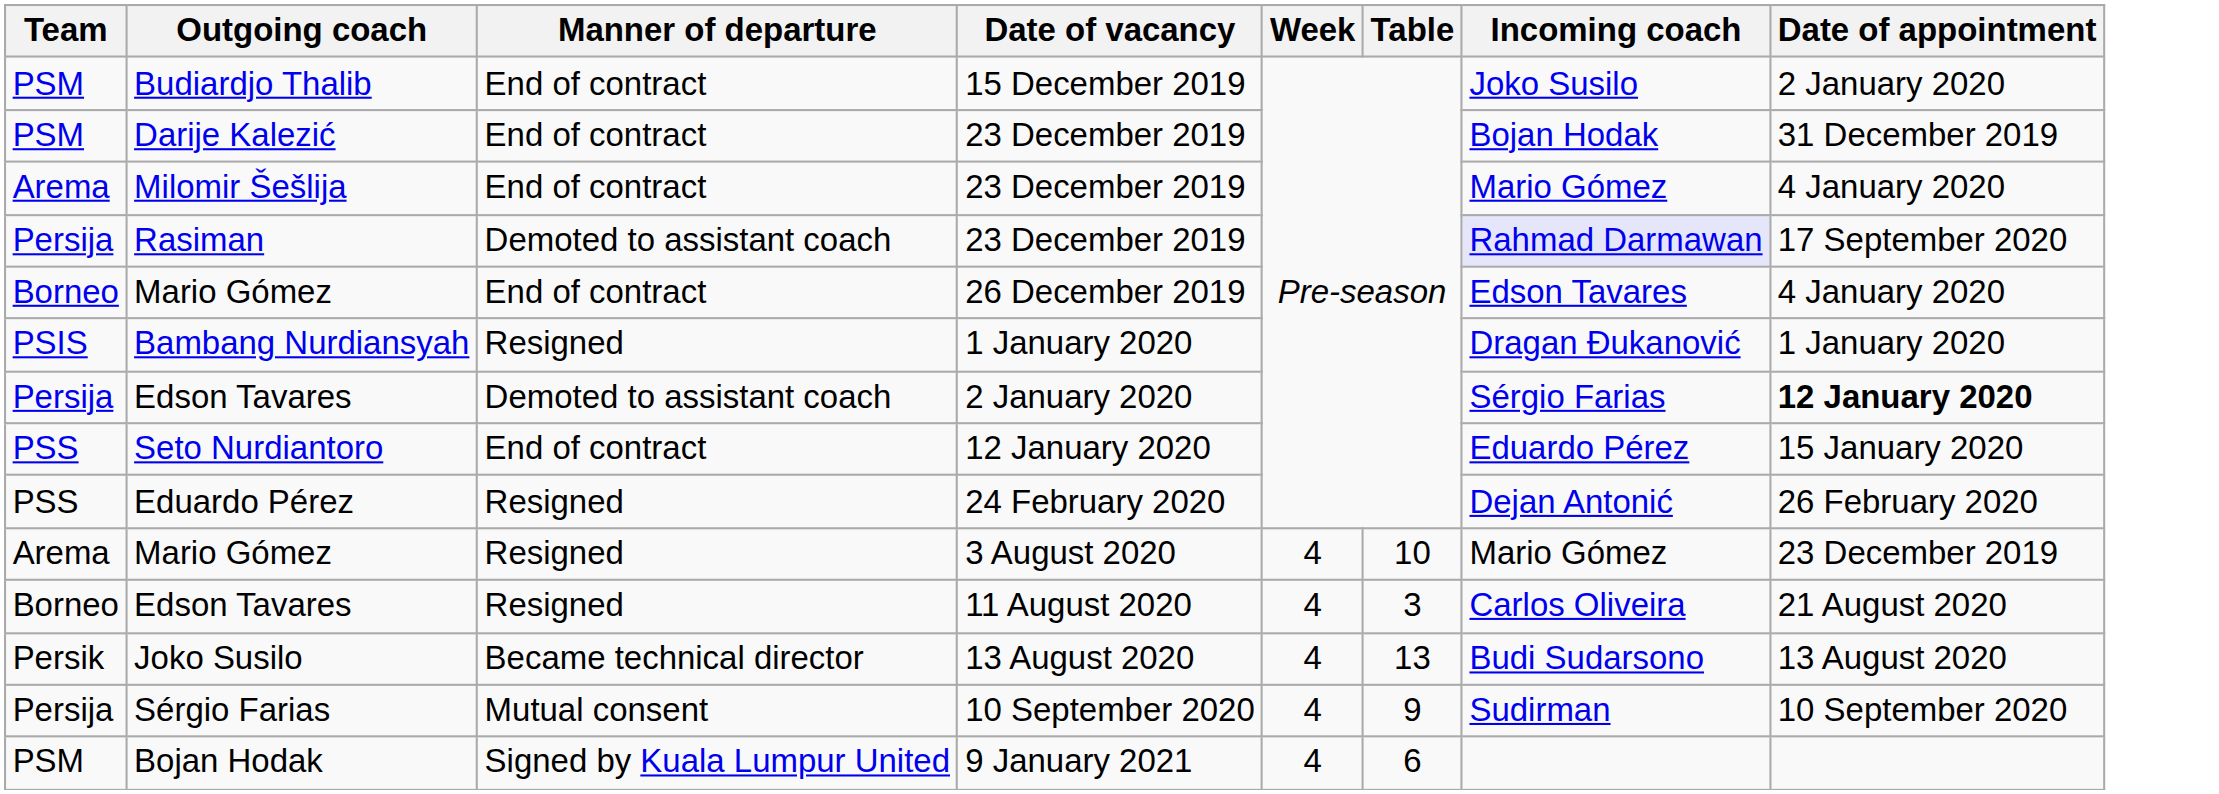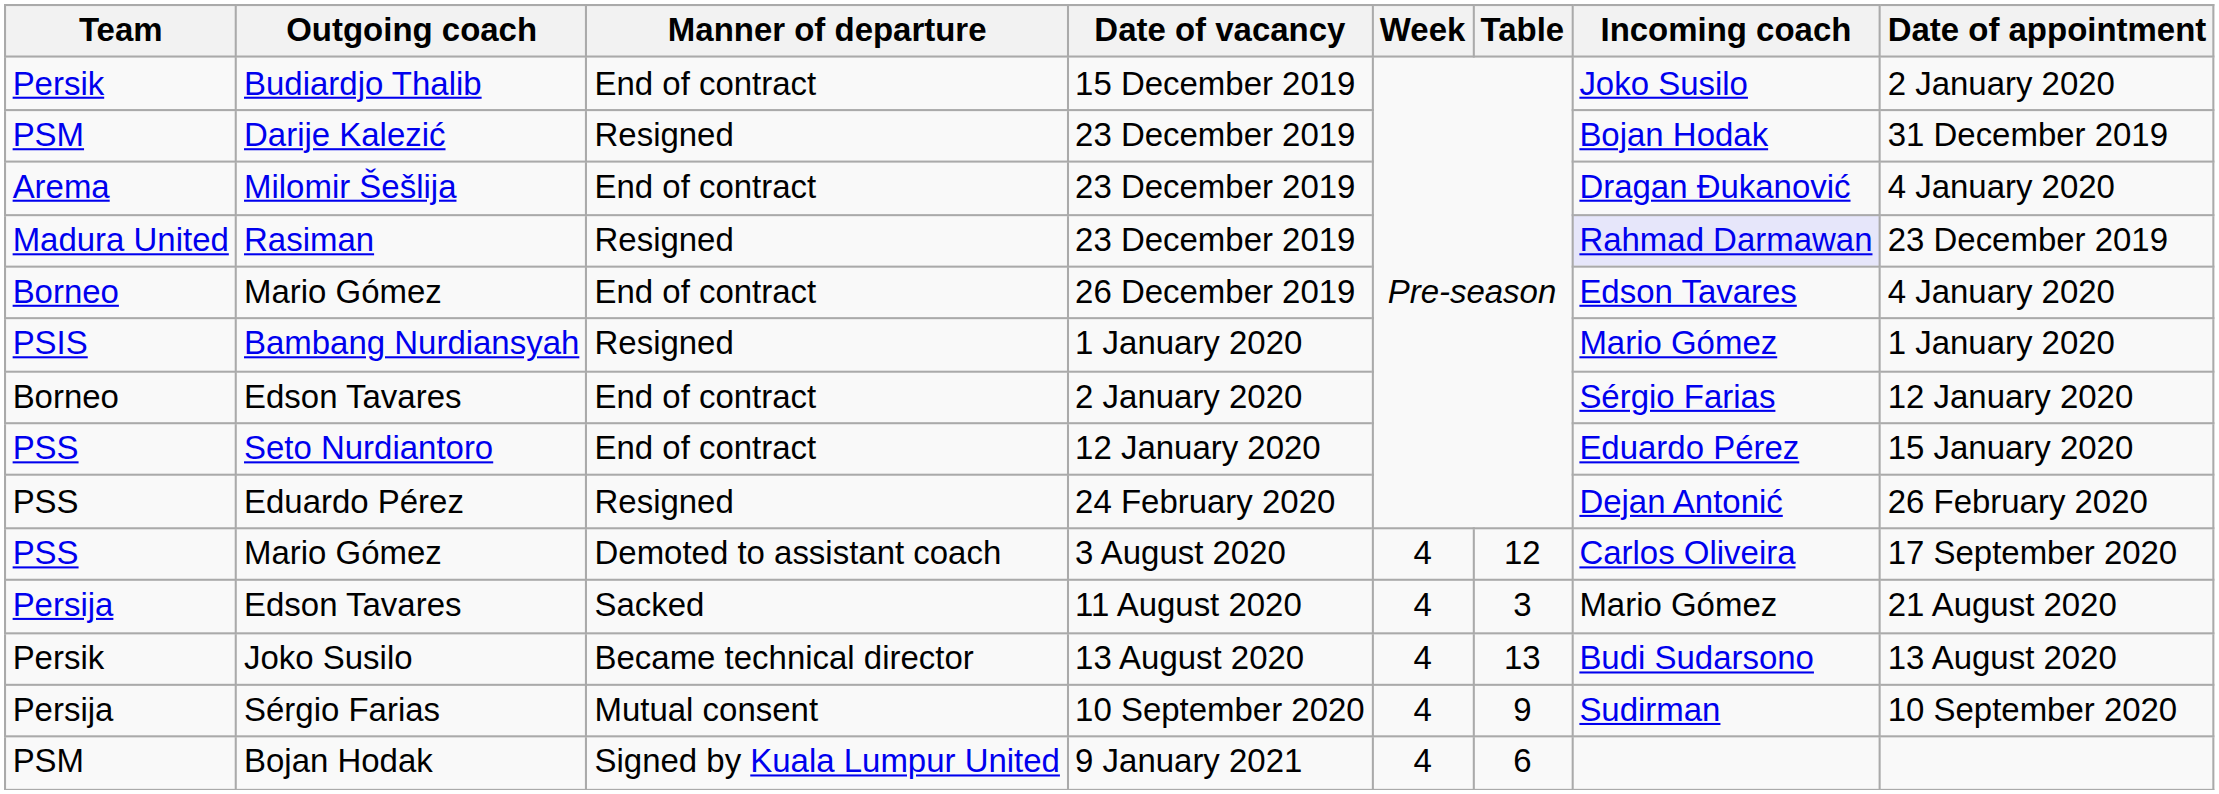(48, 82) PSM -> (58, 82) Persik
(595, 135) End of contract -> (664, 135) Resigned
(1568, 187) Mario Gómez -> (1715, 187) Dragan Đukanović
(63, 239) Persija -> (121, 239) Madura United
(688, 239) Demoted to assistant coach -> (664, 239) Resigned
(1923, 239) 17 September 2020 -> (2028, 239) 23 December 2019
(1605, 344) Dragan Đukanović -> (1678, 344) Mario Gómez
(63, 396) Persija -> (66, 396) Borneo
(688, 396) Demoted to assistant coach -> (705, 396) End of contract
(1905, 396) bold -> (2010, 396) normal
(61, 553) Arema -> (46, 553) PSS
(554, 553) Resigned -> (798, 553) Demoted to assistant coach
(1412, 553) 10 -> (1522, 553) 12
(1568, 553) Mario Gómez -> (1687, 553) Carlos Oliveira
(1918, 553) 23 December 2019 -> (2032, 553) 17 September 2020
(66, 605) Borneo -> (63, 605) Persija
(554, 605) Resigned -> (649, 605) Sacked
(1578, 605) Carlos Oliveira -> (1678, 605) Mario Gómez
